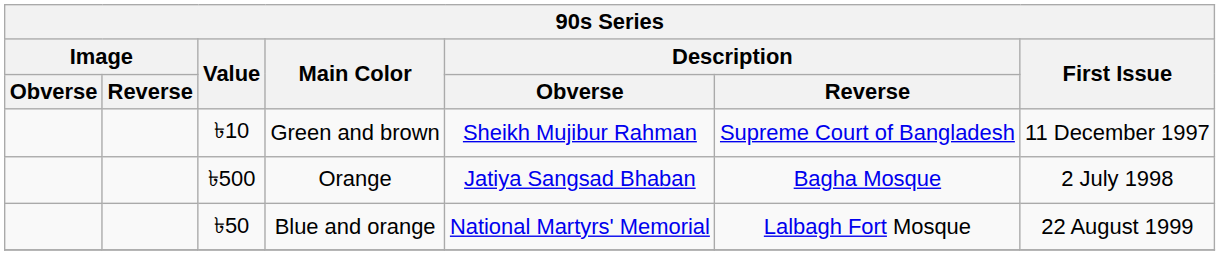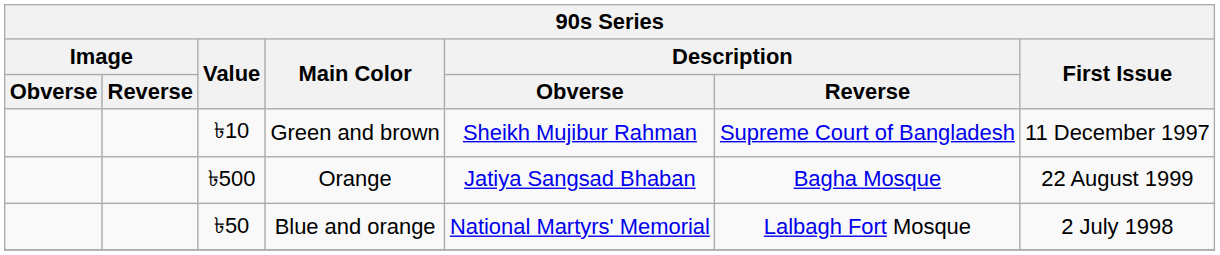(1117, 179) 2 July 1998 -> (1117, 179) 22 August 1999
(1117, 226) 22 August 1999 -> (1117, 226) 2 July 1998
